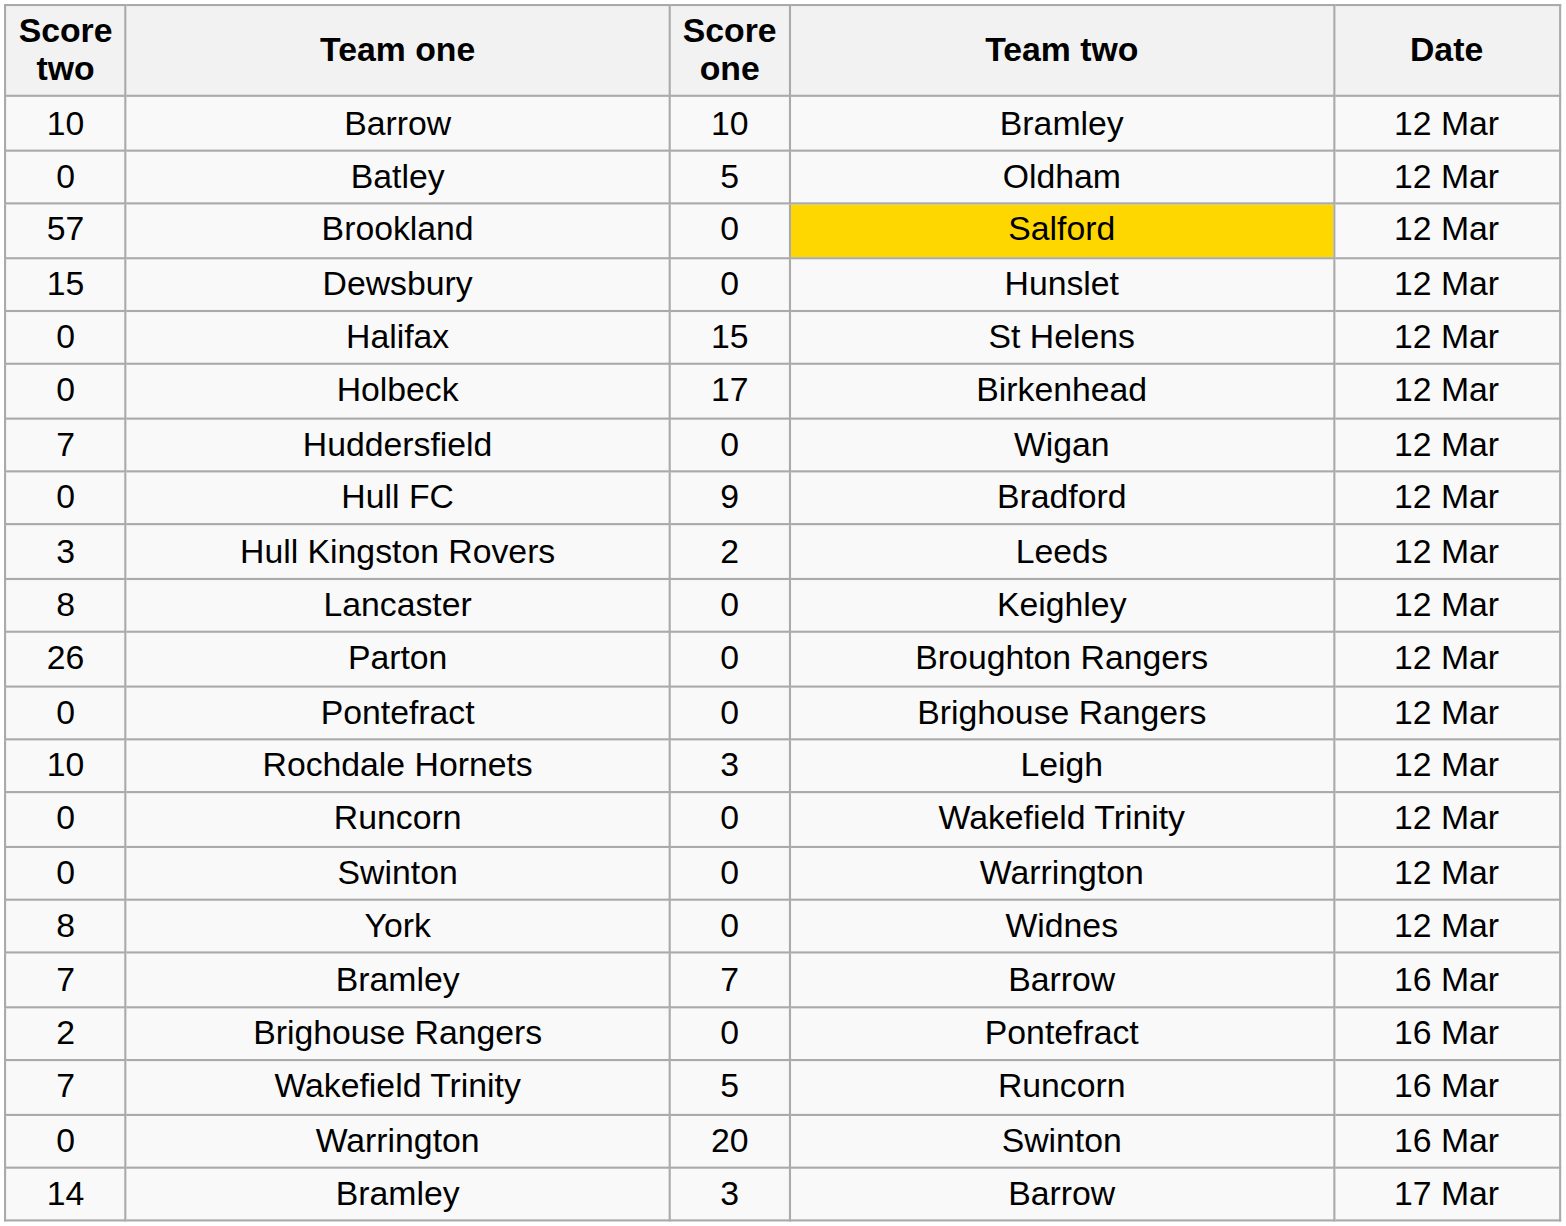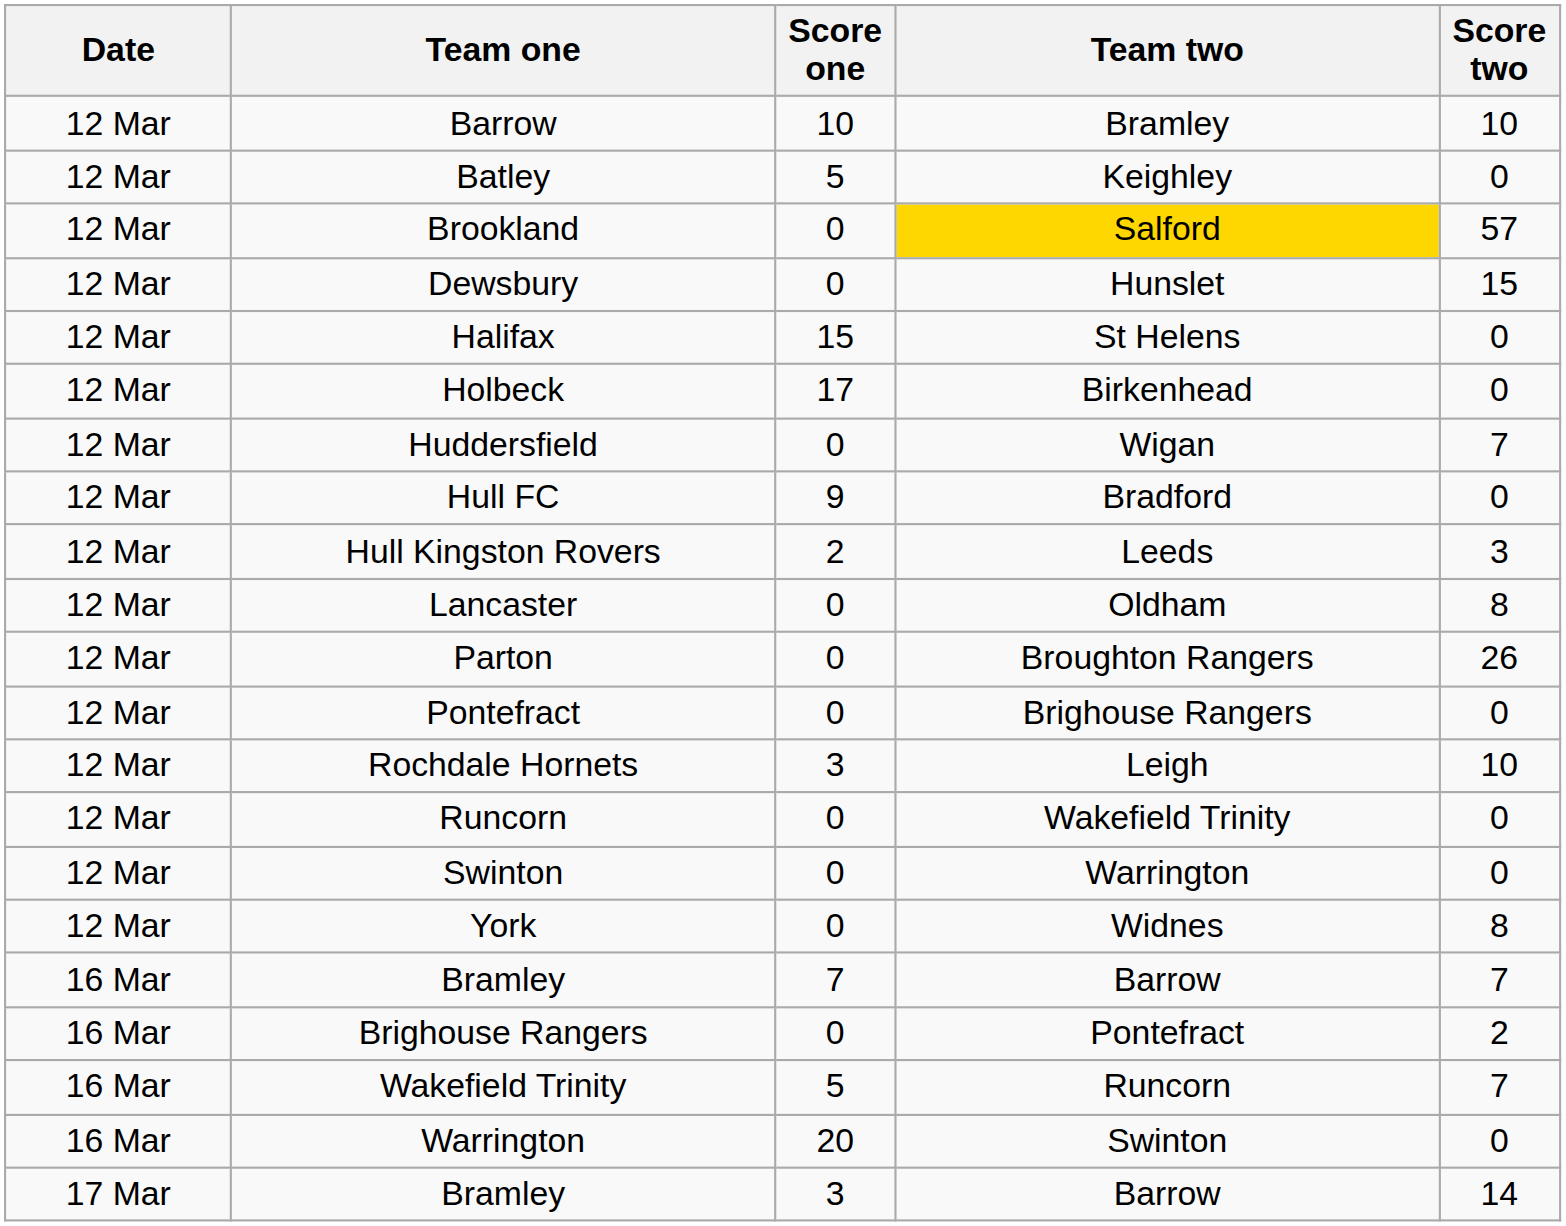columns swapped: (1447, 50) <-> (66, 50)
(1062, 176) Oldham -> (1167, 176) Keighley
(1062, 604) Keighley -> (1167, 604) Oldham
